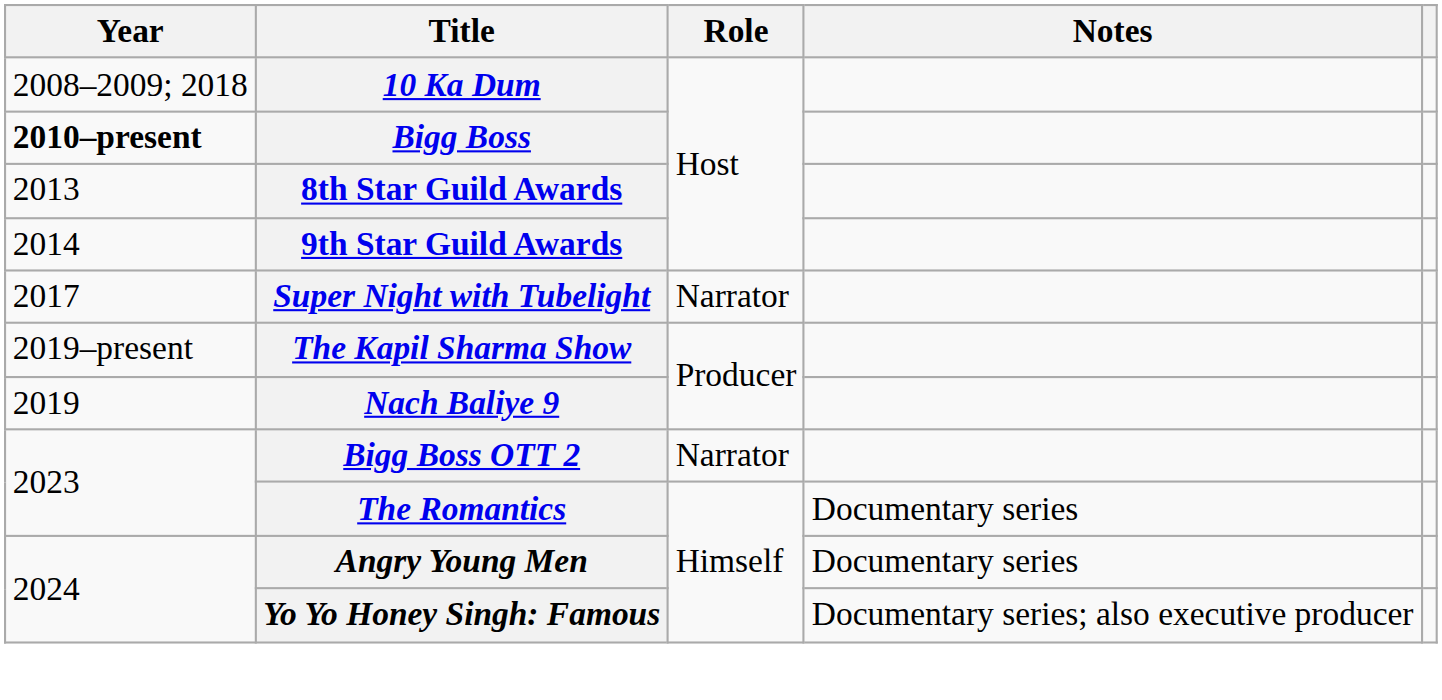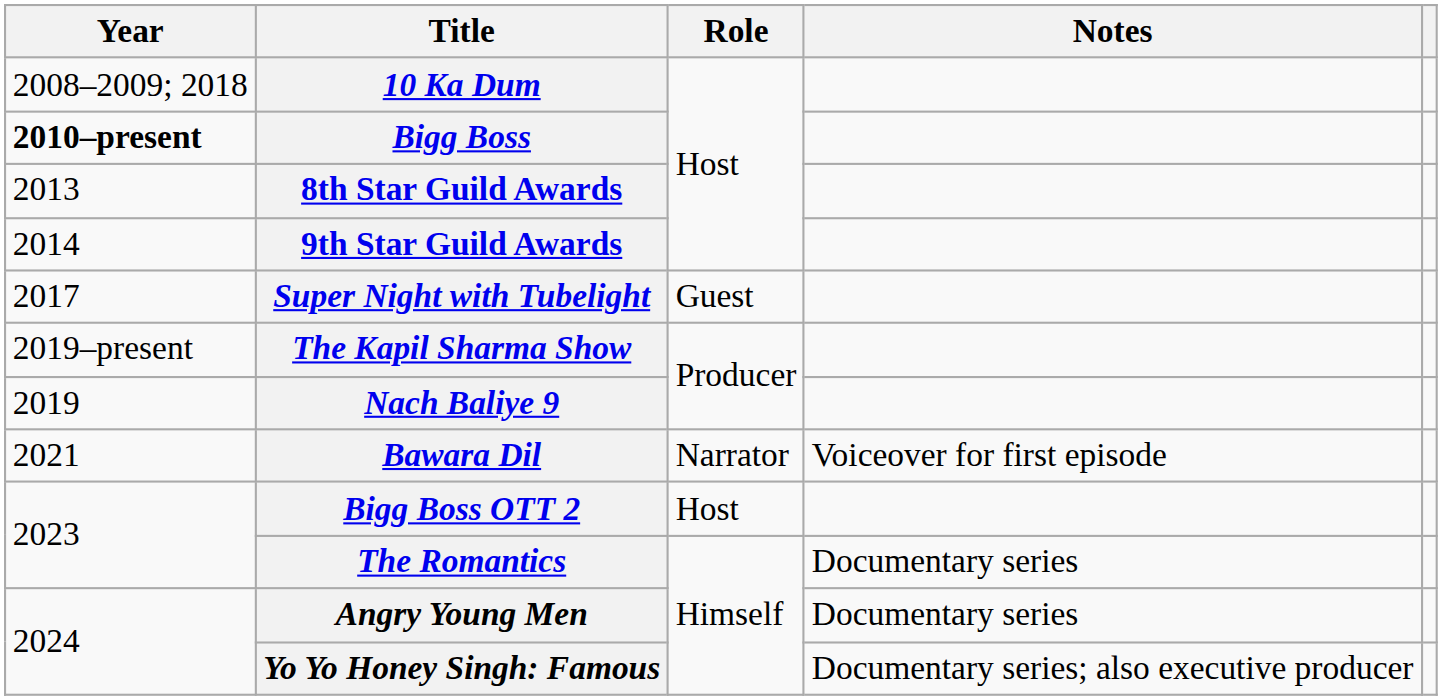(732, 296) Narrator -> (715, 296) Guest
+ row: (462, 455)
(732, 455) Narrator -> (707, 508) Host
